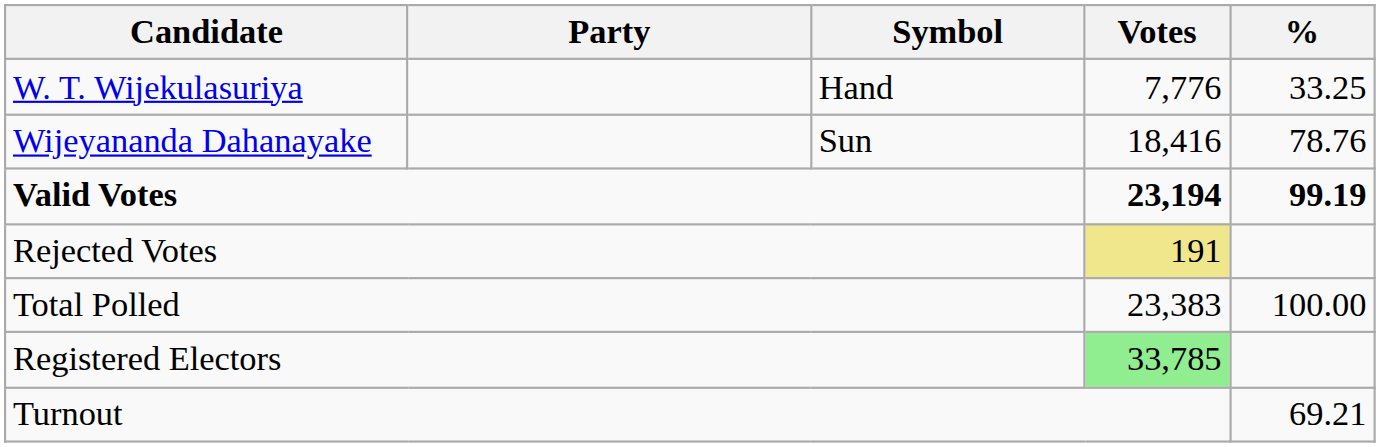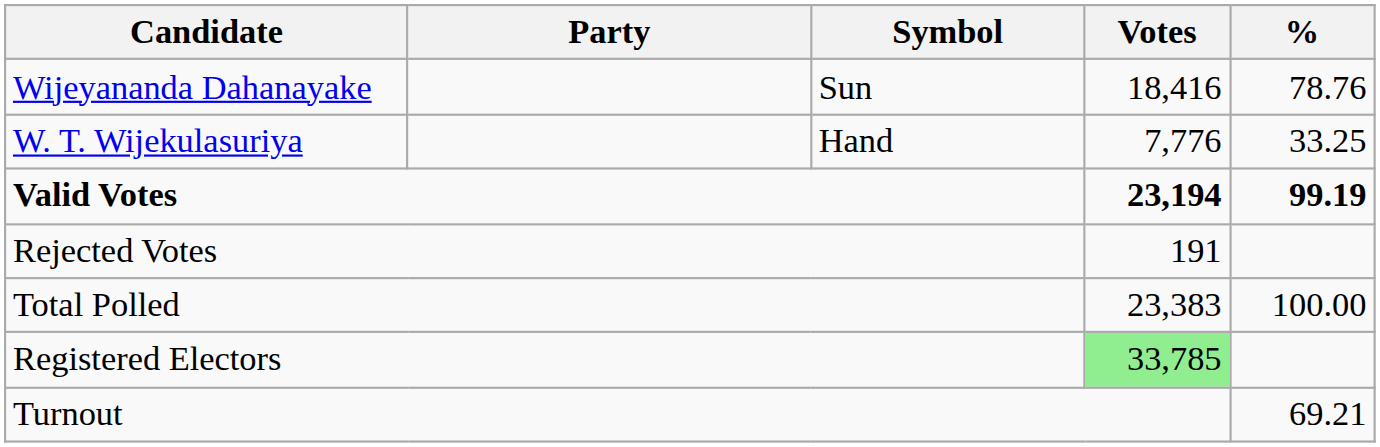rows swapped: (192, 140) <-> (158, 86)
(1196, 250) khaki background -> (1196, 250) no background
